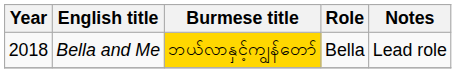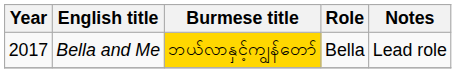(28, 50) 2018 -> (28, 50) 2017
